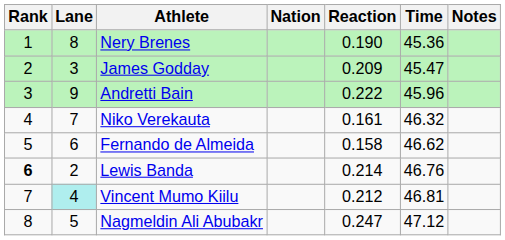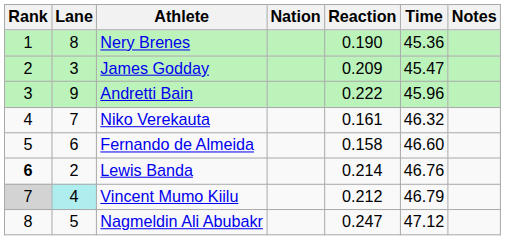(424, 145) 46.62 -> (424, 145) 46.60
(28, 196) no background -> (28, 196) lightgrey background
(424, 196) 46.81 -> (424, 196) 46.79
